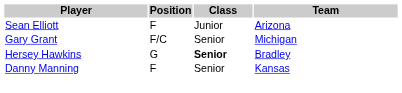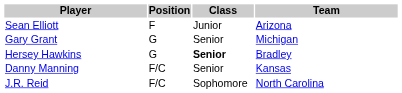(158, 40) F/C -> (153, 40) G
(153, 69) F -> (157, 69) F/C
+ row: (27, 83)
